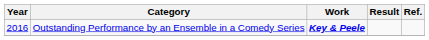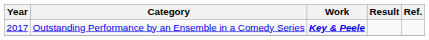(17, 27) 2016 -> (17, 27) 2017
